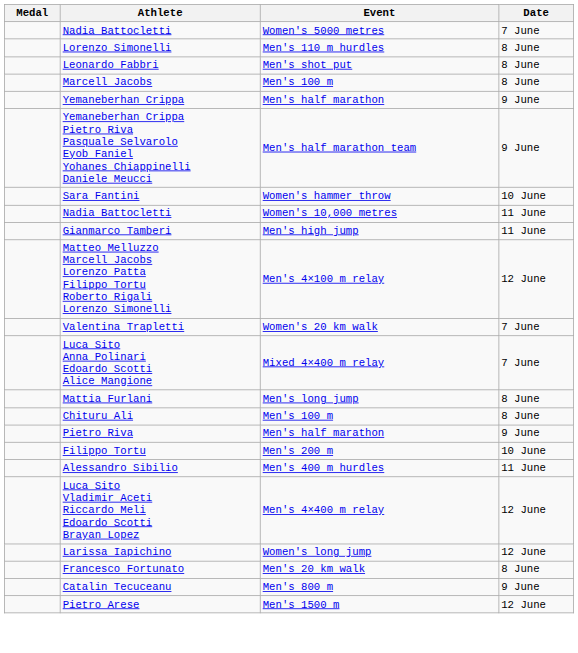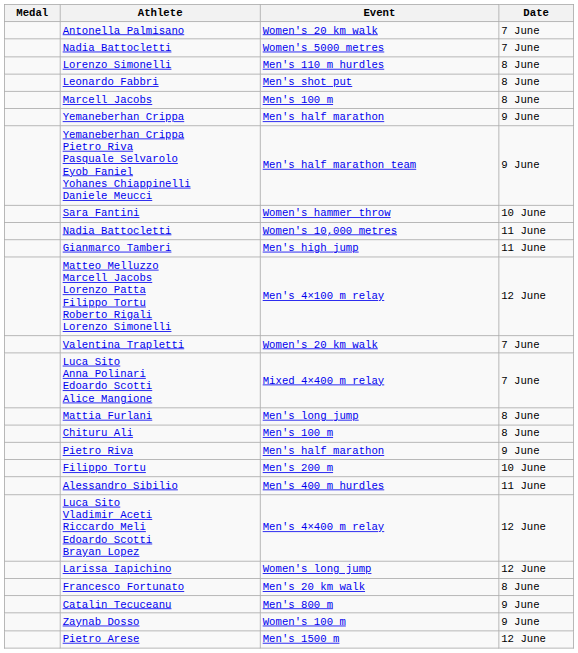+ row: (123, 30)
+ row: (101, 622)
